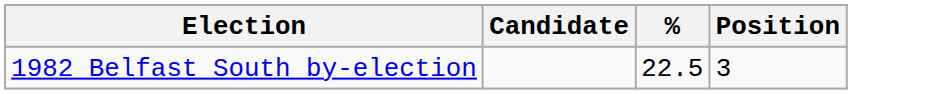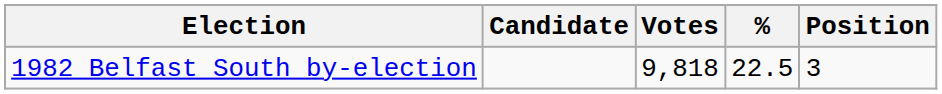+ column: (680, 26)
